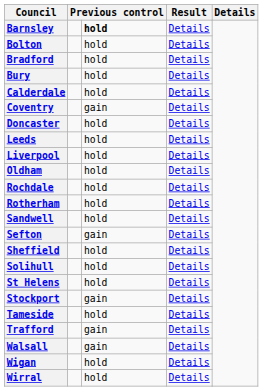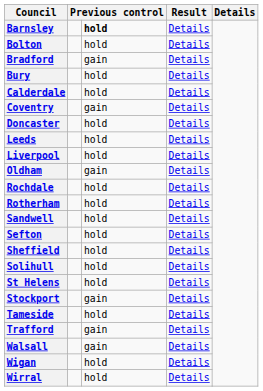(96, 60) hold -> (96, 60) gain
(96, 171) hold -> (96, 171) gain
(96, 235) gain -> (96, 235) hold
